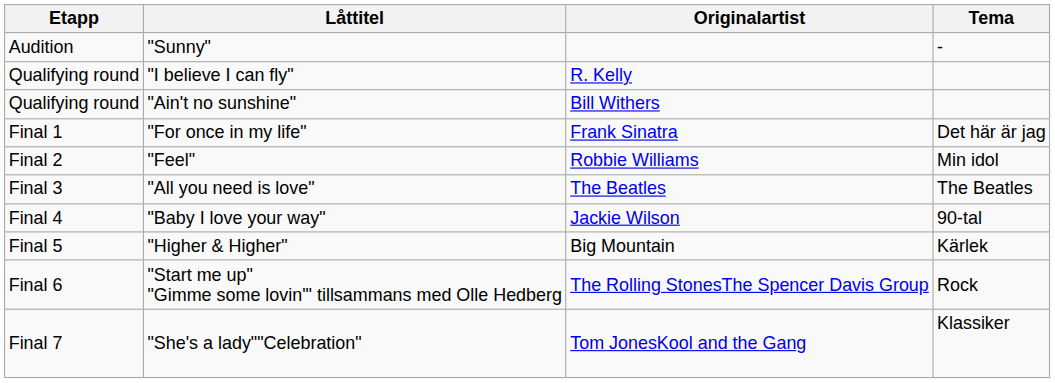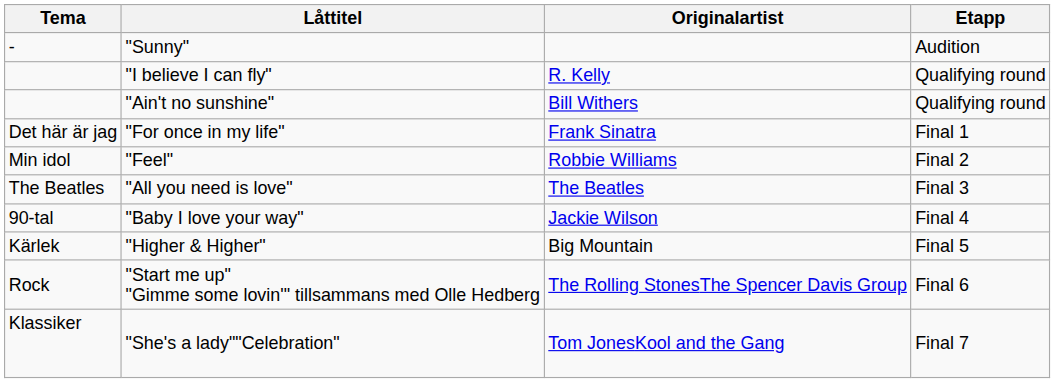columns swapped: (74, 18) <-> (991, 18)
